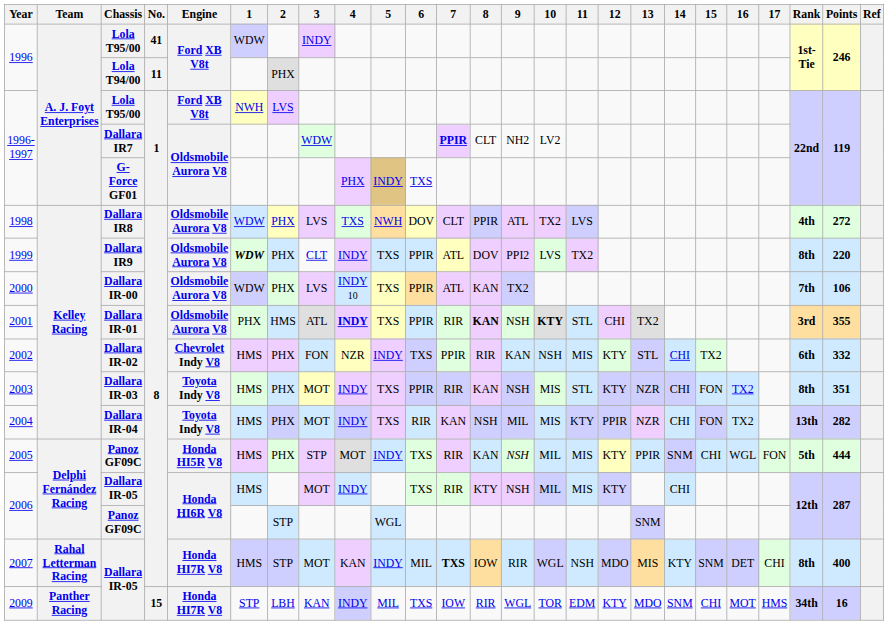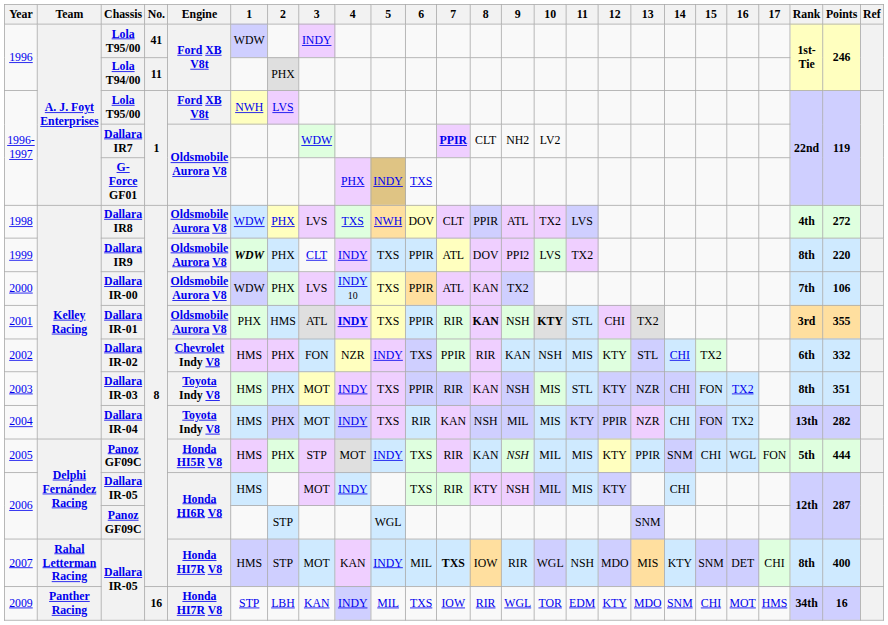(156, 603) 15 -> (156, 603) 16
